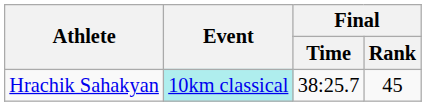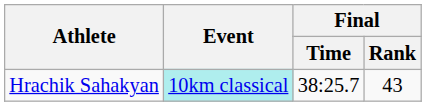(392, 85) 45 -> (392, 85) 43
